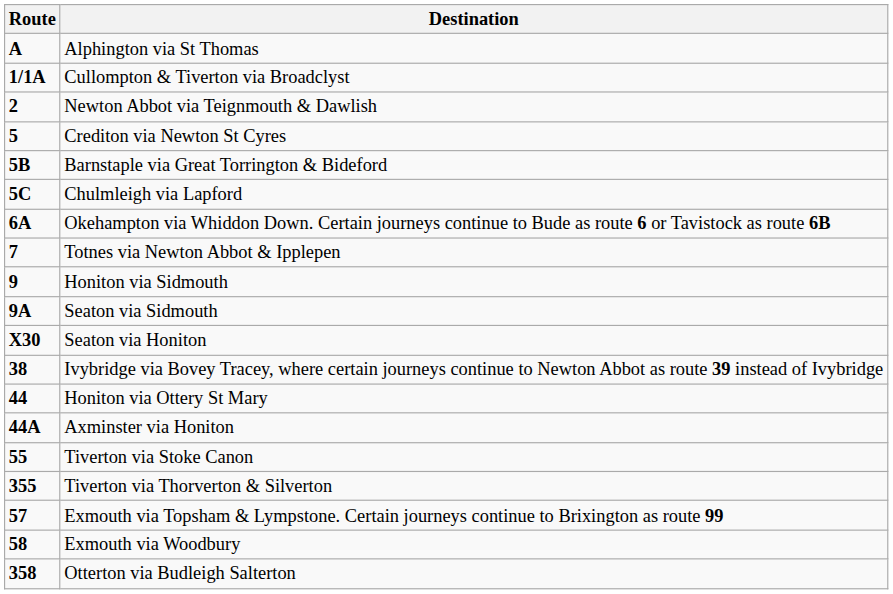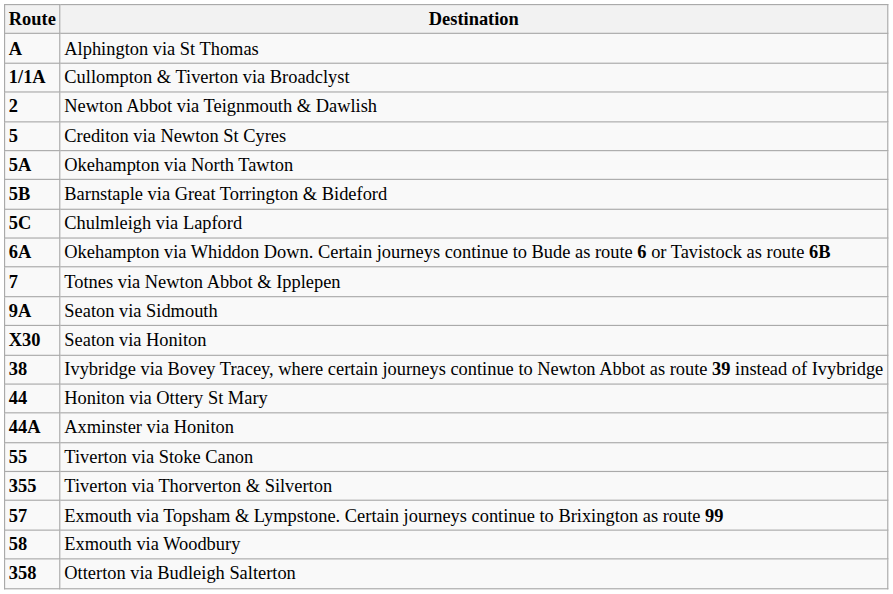+ row: (179, 164)
- row: (146, 281)
